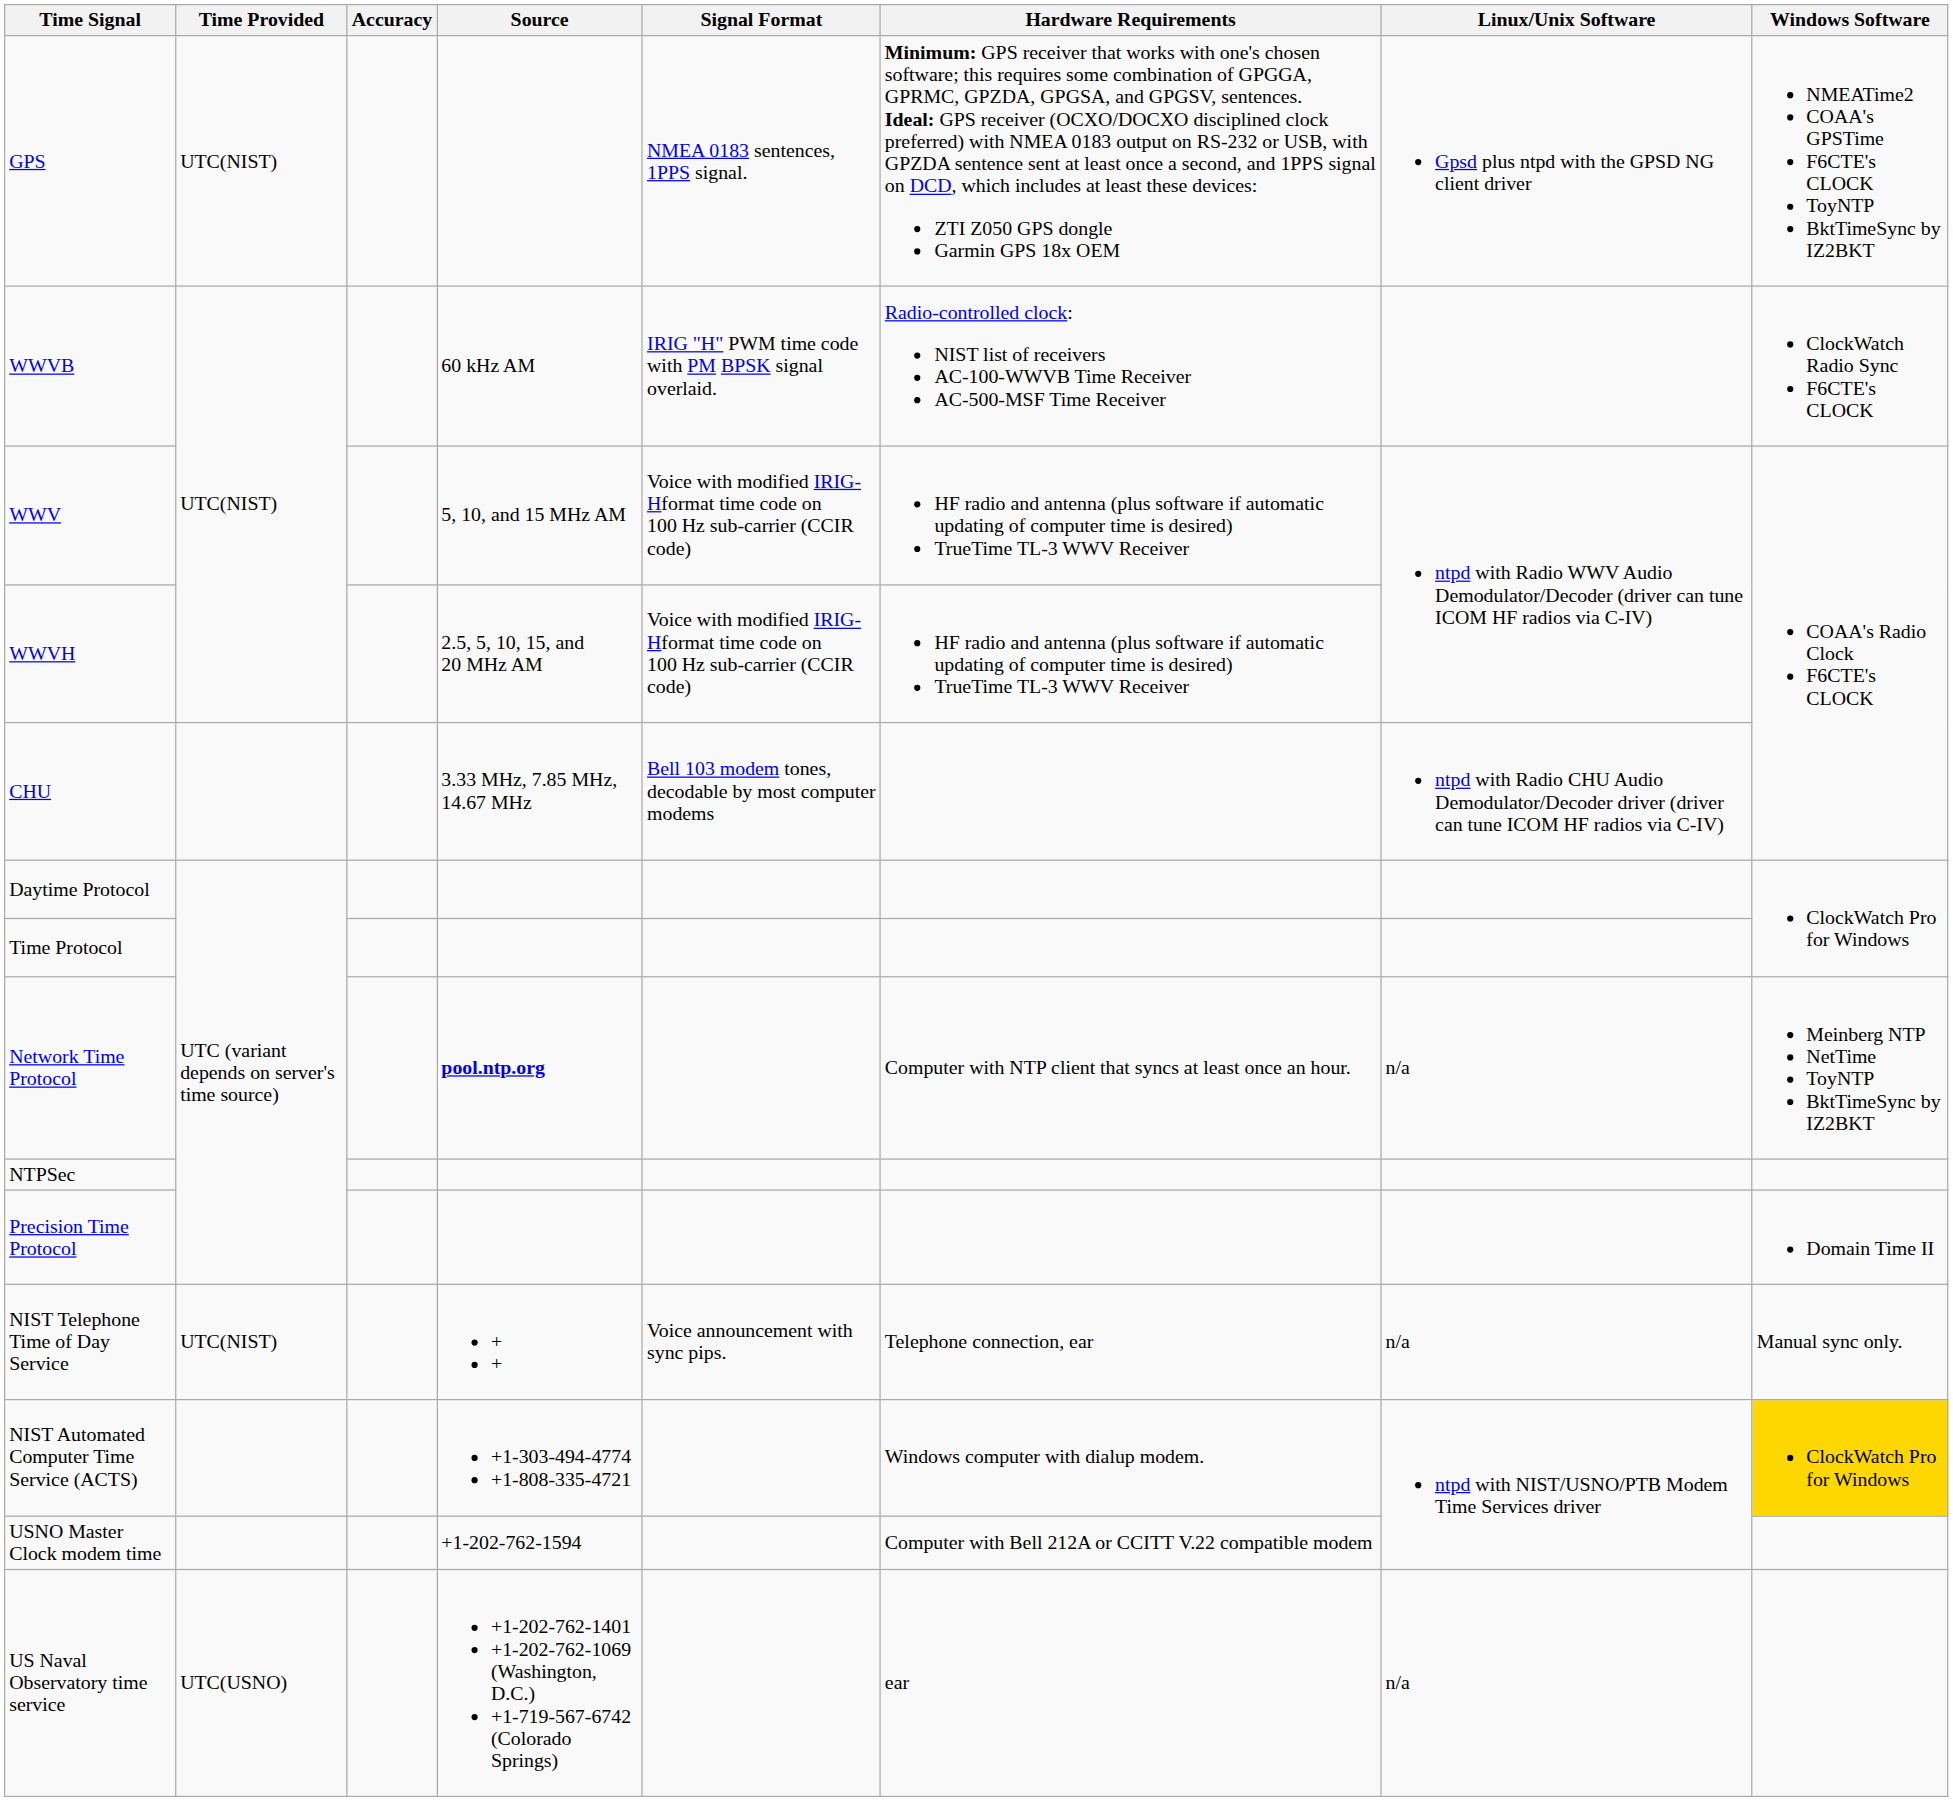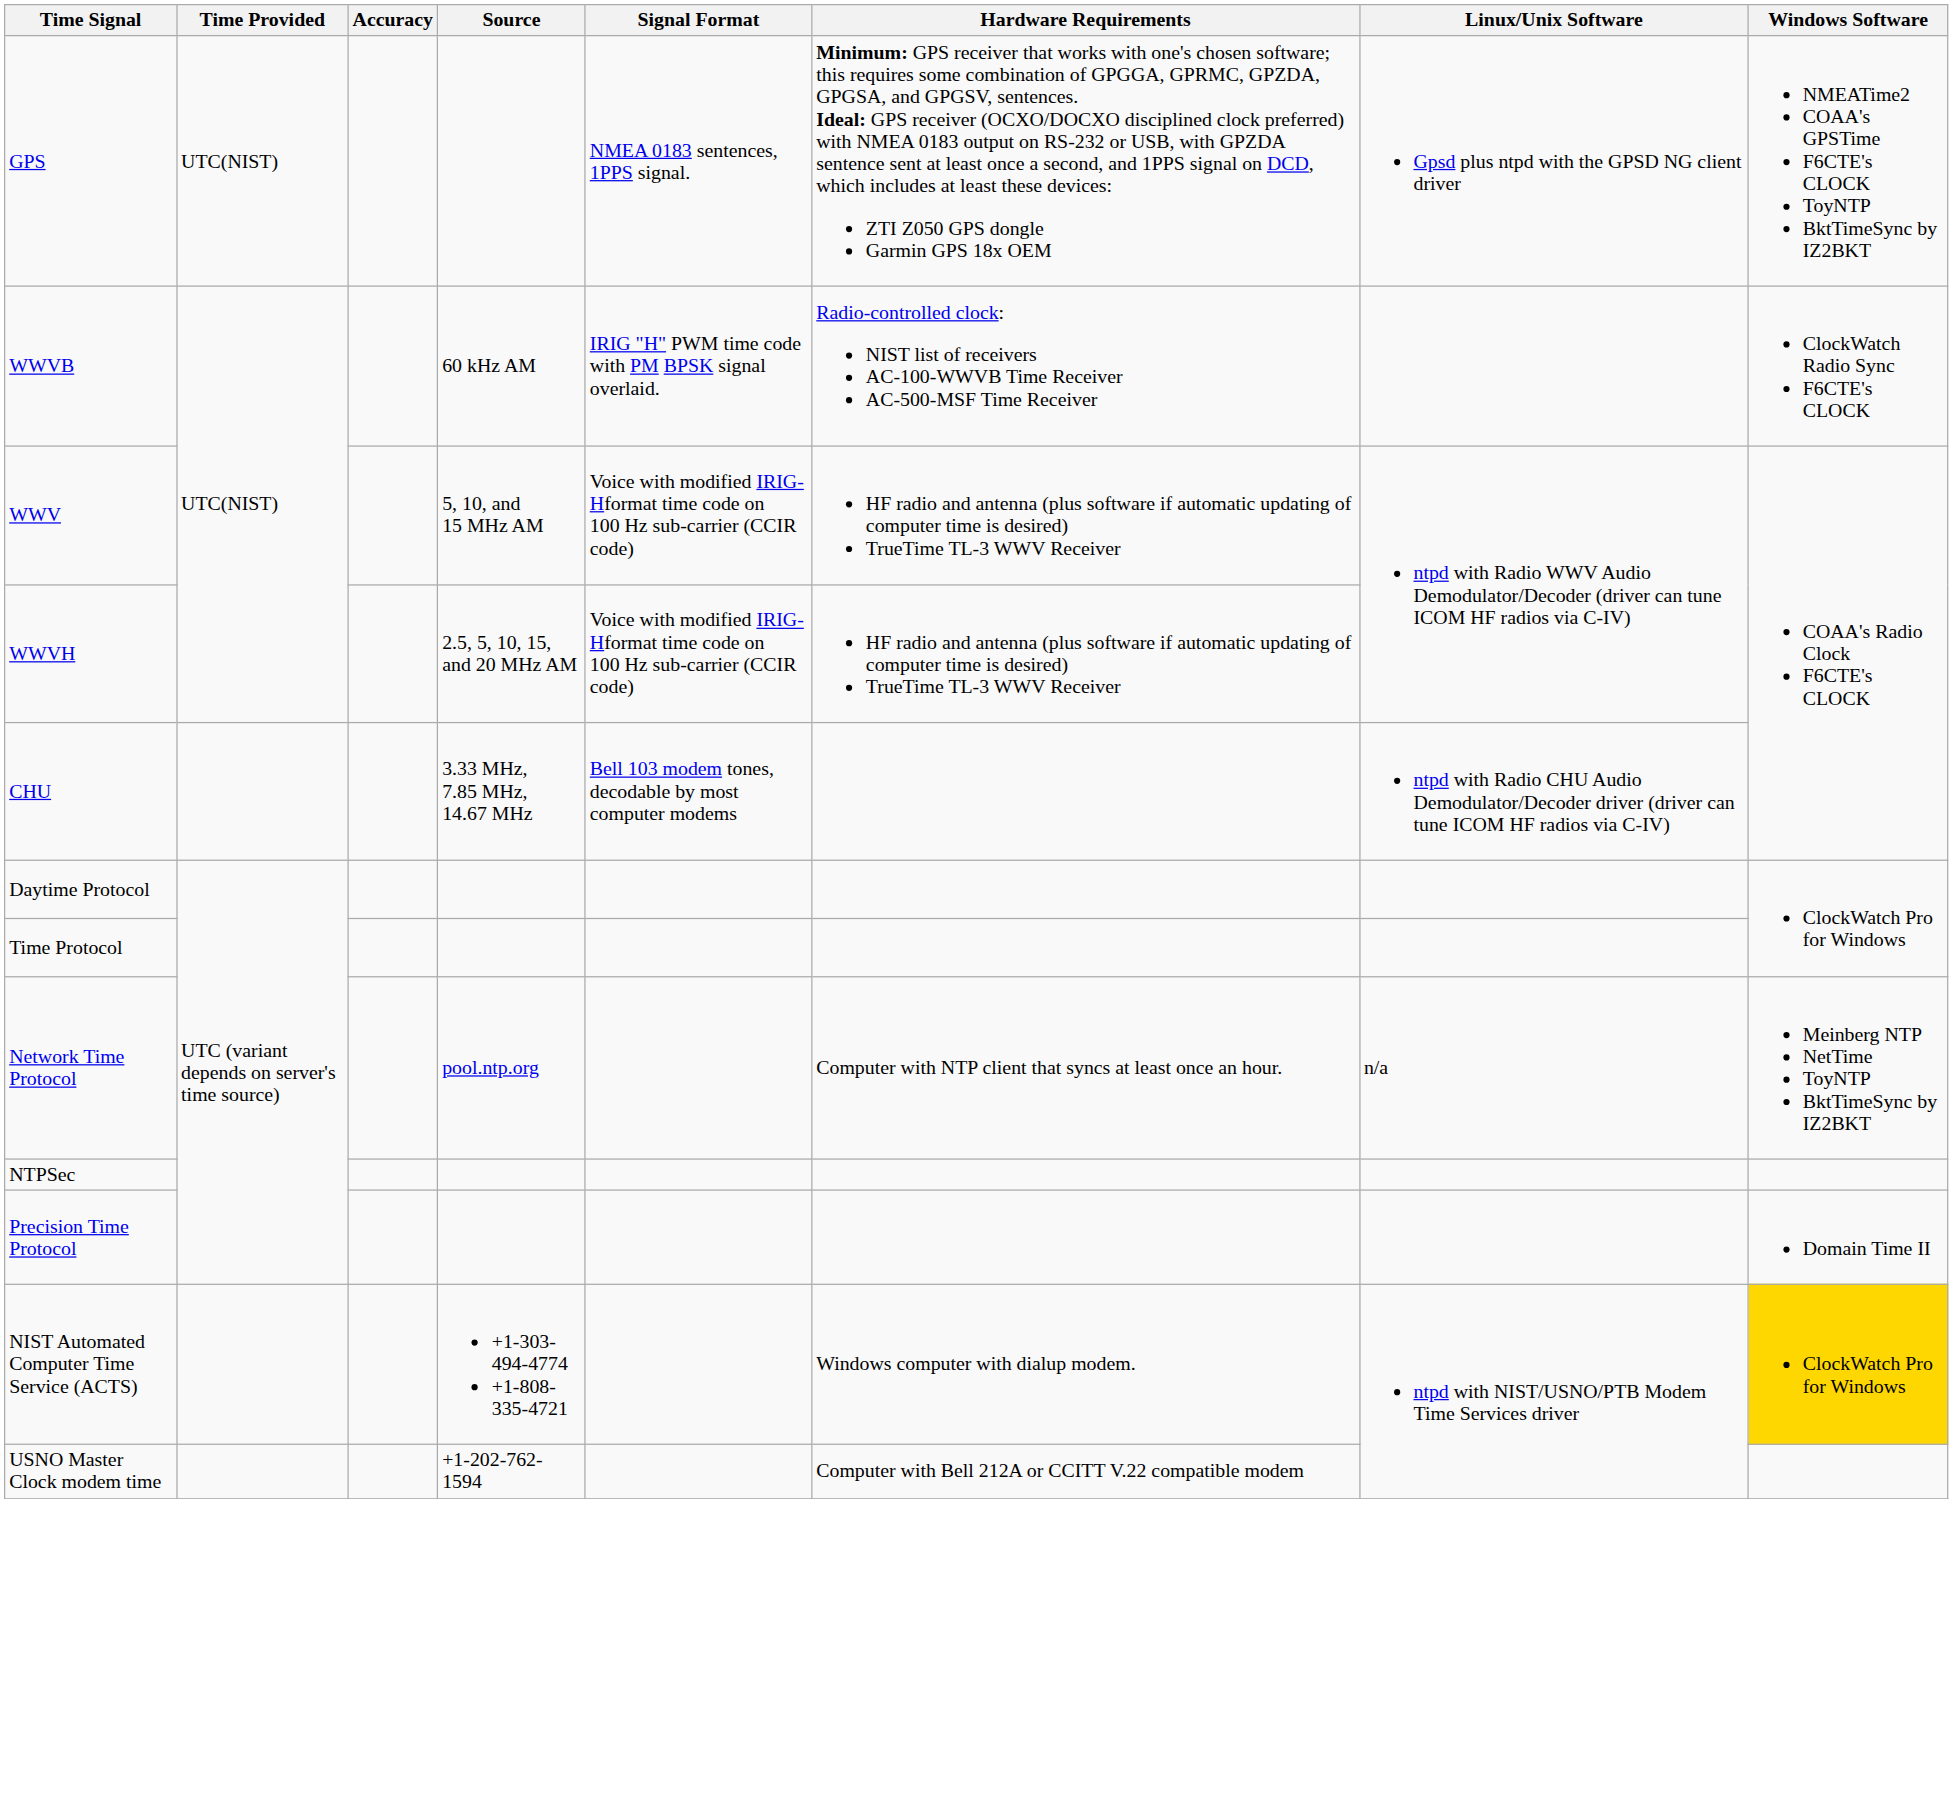(493, 1067) bold -> (490, 1067) normal
- row: (75, 1341)
- row: (78, 1682)
